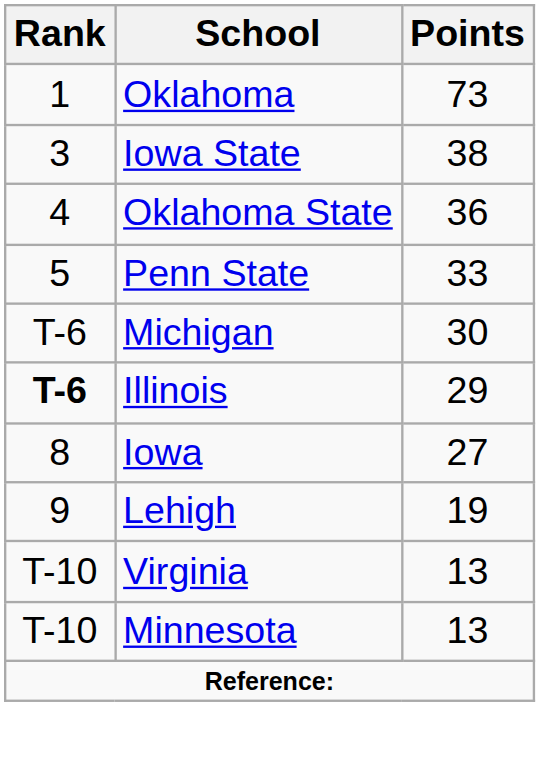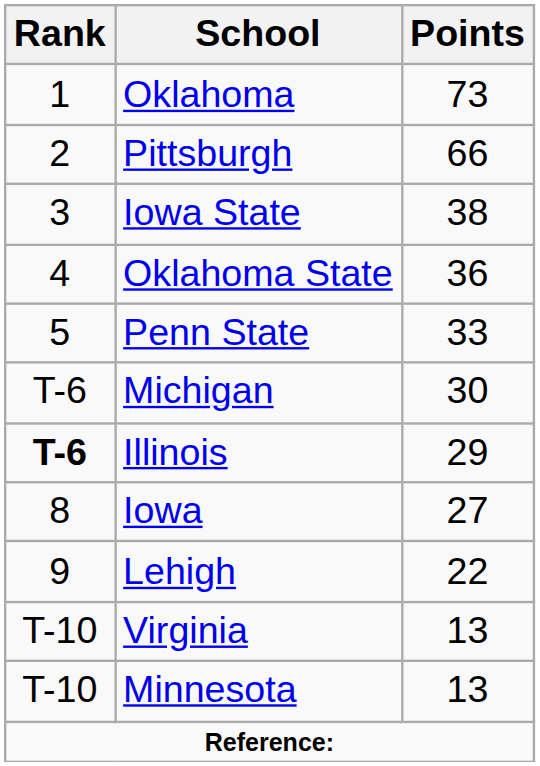+ row: (208, 153)
(468, 511) 19 -> (468, 570) 22
